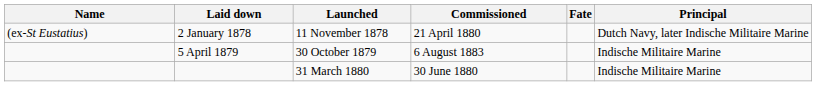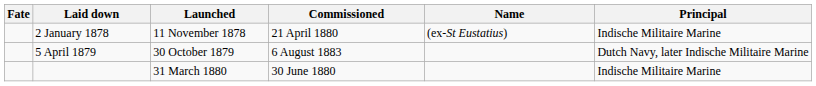columns swapped: (90, 14) <-> (581, 14)
(703, 33) Dutch Navy, later Indische Militaire Marine -> (659, 33) Indische Militaire Marine
(659, 52) Indische Militaire Marine -> (703, 52) Dutch Navy, later Indische Militaire Marine
